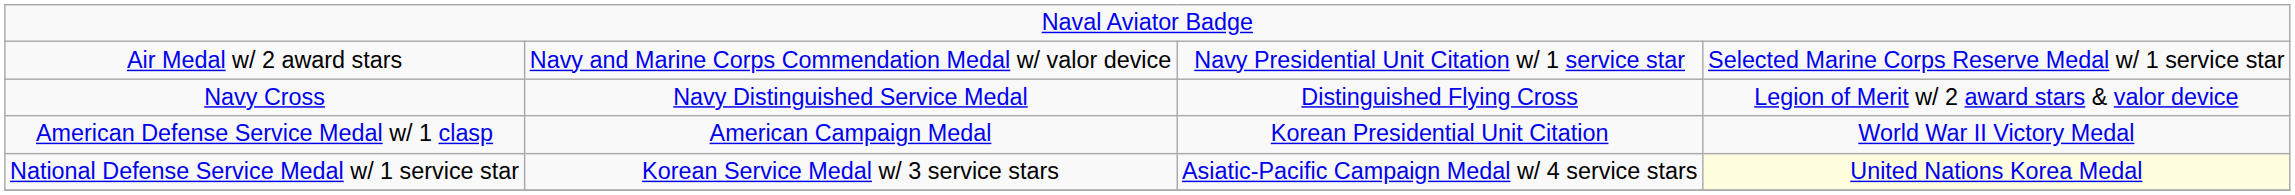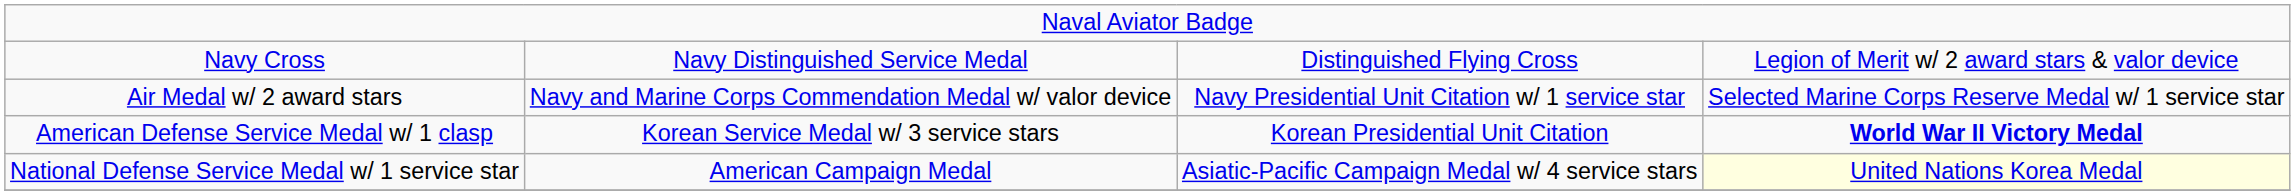rows swapped: (265, 97) <-> (265, 60)
(850, 134) American Campaign Medal -> (850, 134) Korean Service Medal w/ 3 service stars
(1996, 134) normal -> (1996, 134) bold
(850, 171) Korean Service Medal w/ 3 service stars -> (850, 171) American Campaign Medal
